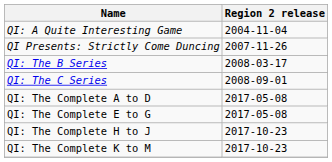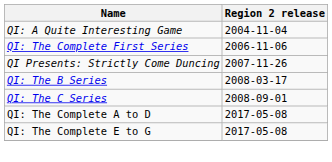+ row: (98, 47)
- row: (79, 132)
- row: (79, 148)
